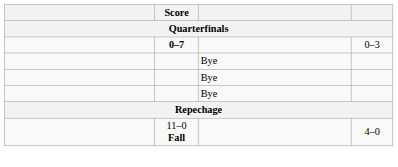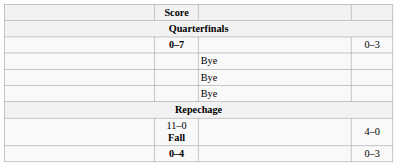+ row: (177, 154)
